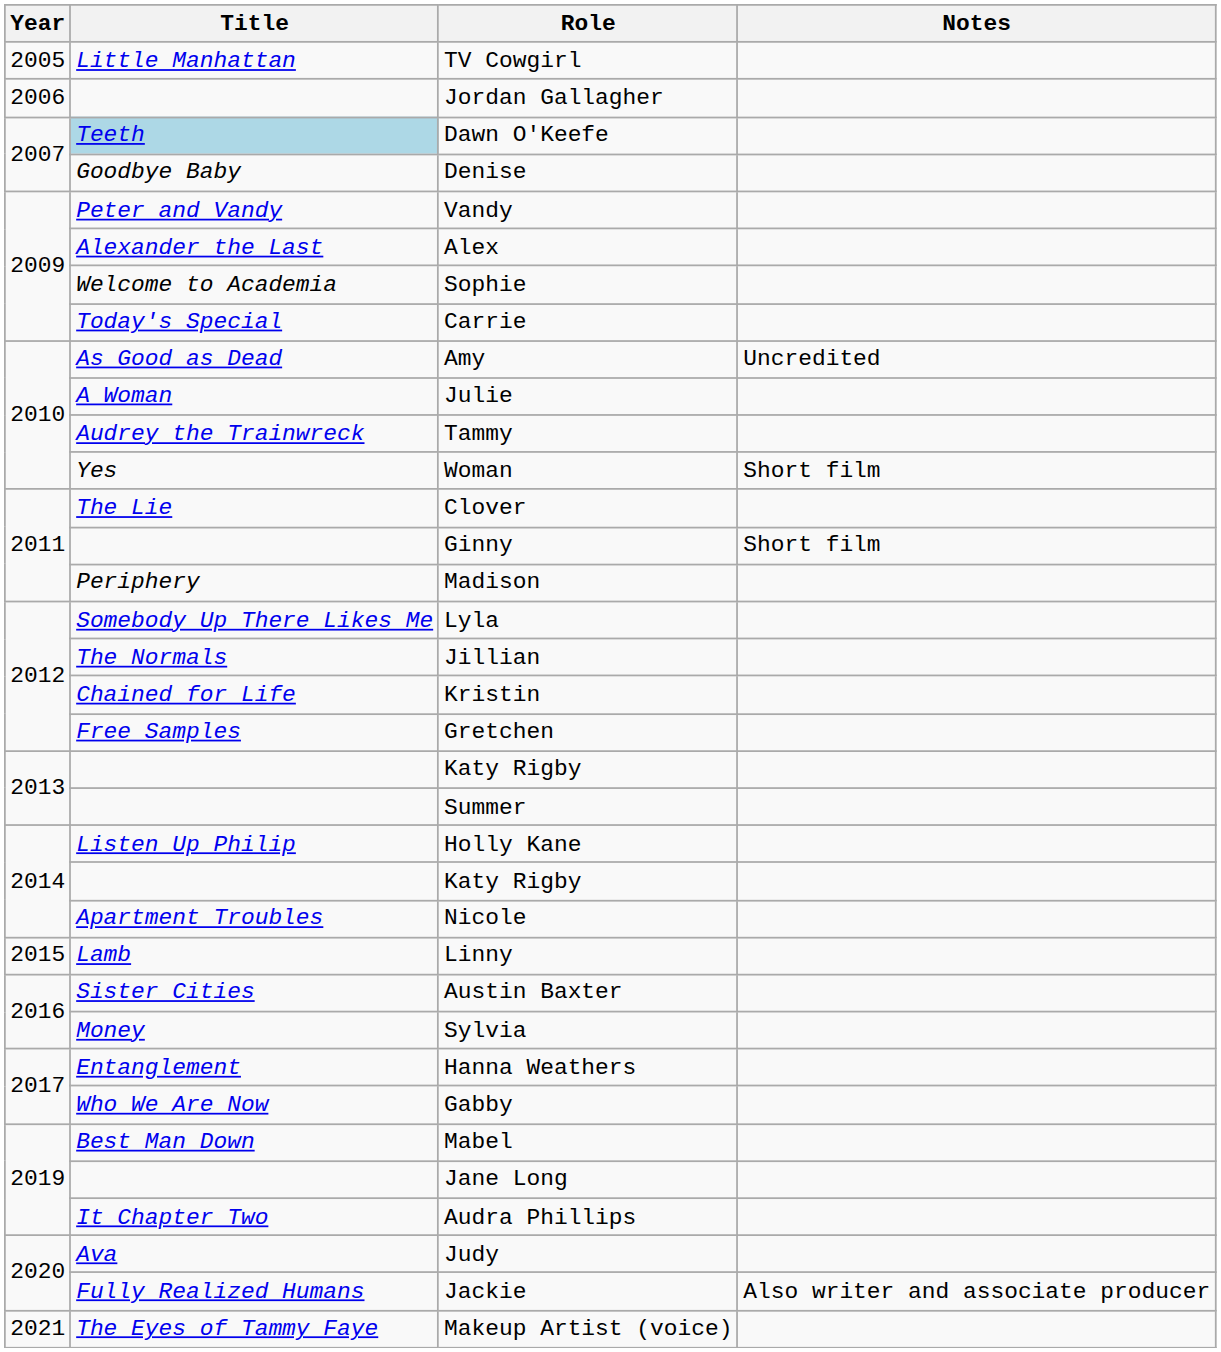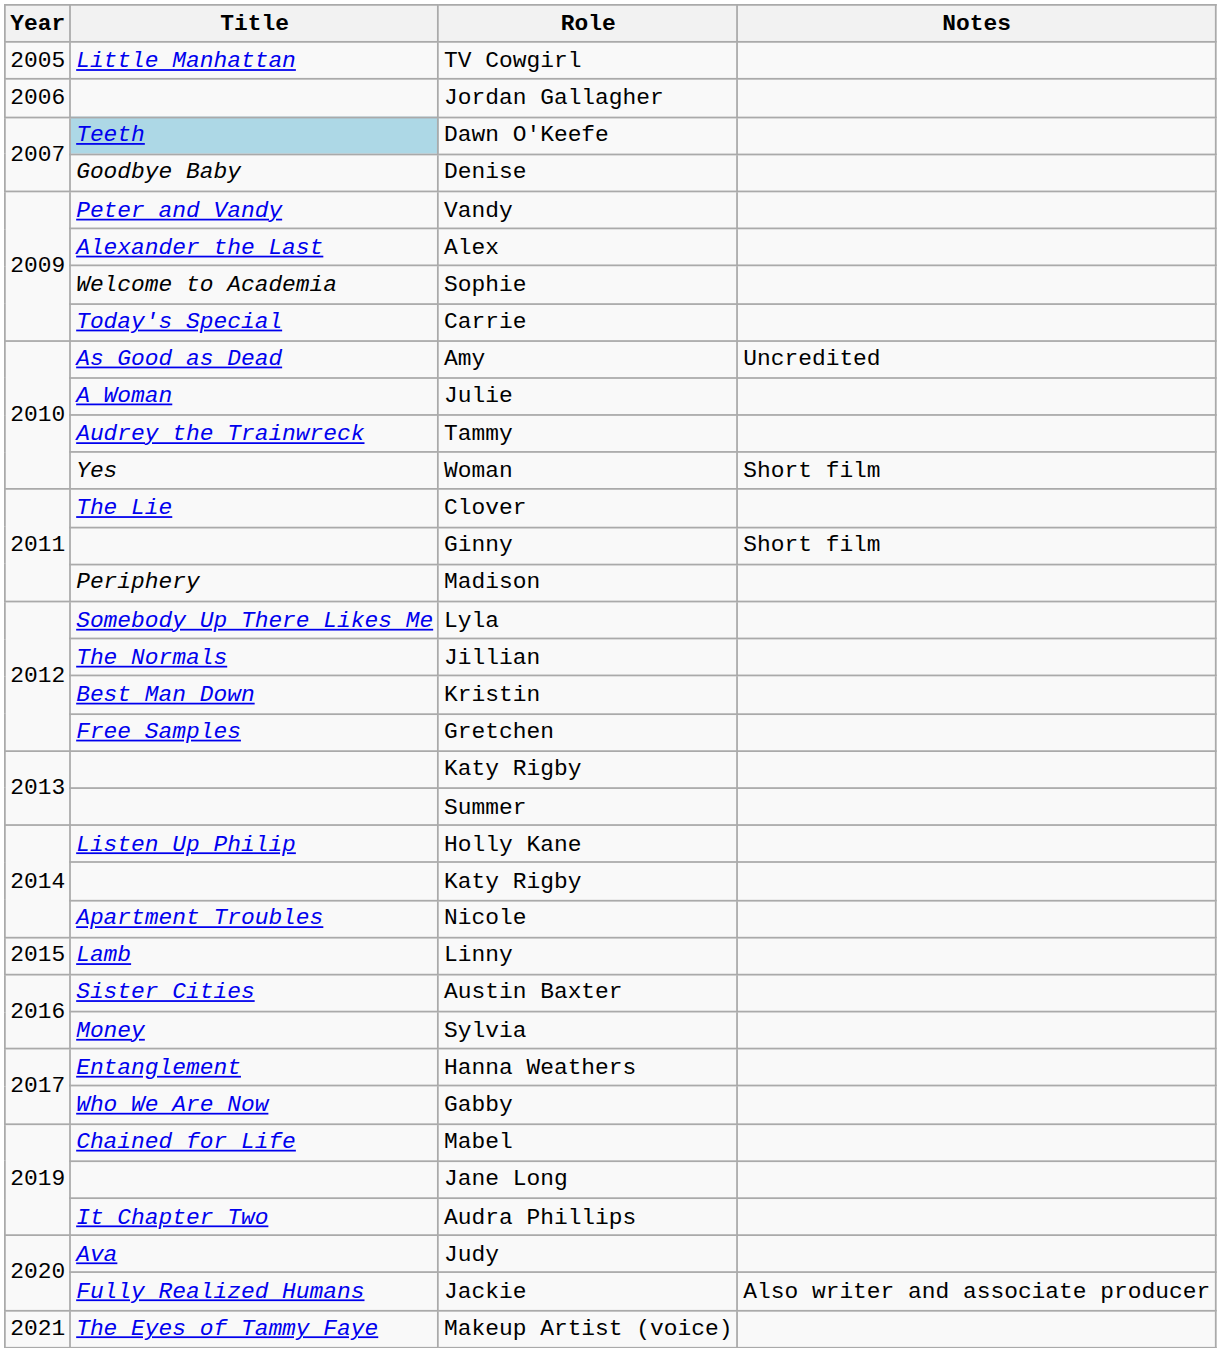(186, 695) Chained for Life -> (165, 695) Best Man Down
(165, 1142) Best Man Down -> (186, 1142) Chained for Life
